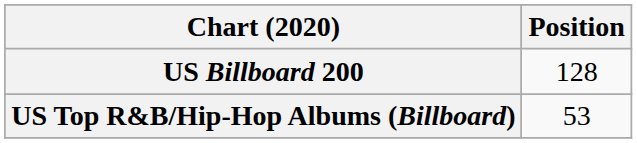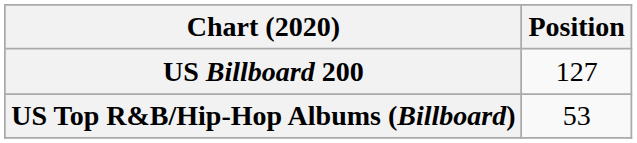(577, 71) 128 -> (577, 71) 127
